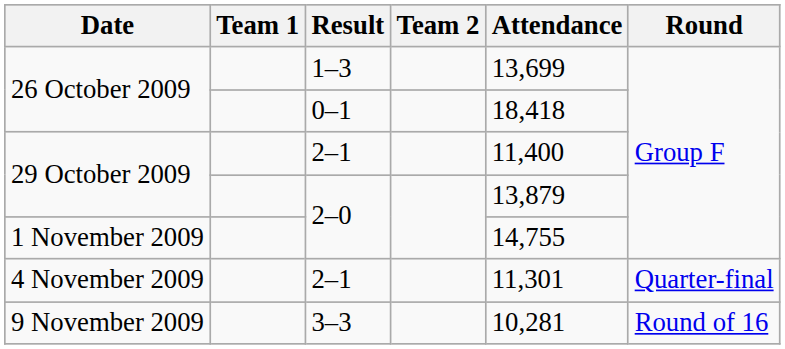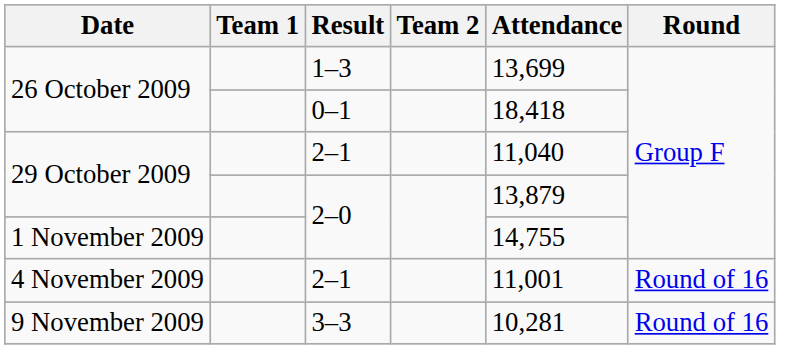(528, 152) 11,400 -> (528, 152) 11,040
(528, 279) 11,301 -> (528, 279) 11,001
(704, 279) Quarter-final -> (701, 279) Round of 16
